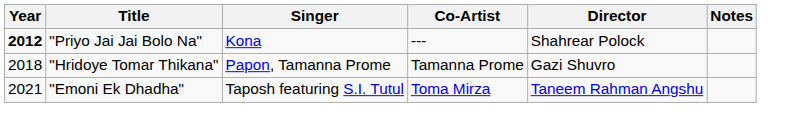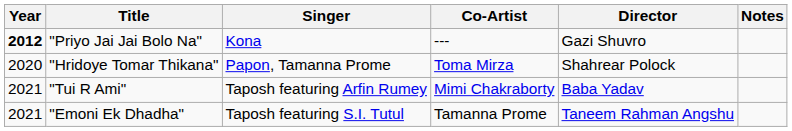(588, 41) Shahrear Polock -> (604, 41) Gazi Shuvro
(25, 65) 2018 -> (25, 65) 2020
(467, 65) Tamanna Prome -> (474, 65) Toma Mirza
(573, 65) Gazi Shuvro -> (618, 65) Shahrear Polock
+ row: (88, 89)
(451, 89) Toma Mirza -> (490, 114) Tamanna Prome
